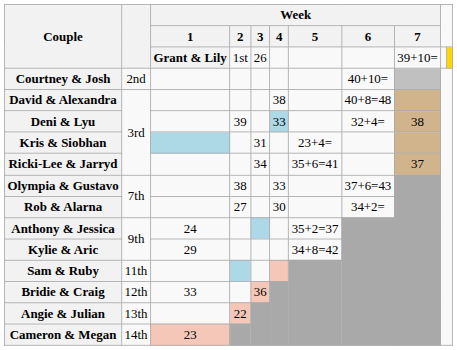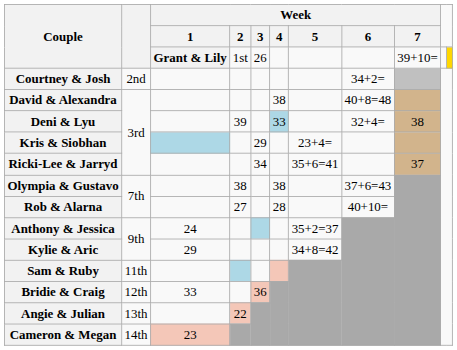(368, 79) 40+10= -> (368, 79) 34+2=
(260, 143) 31 -> (260, 143) 29
(279, 185) 33 -> (279, 185) 38
(279, 207) 30 -> (279, 207) 28
(368, 207) 34+2= -> (368, 207) 40+10=
